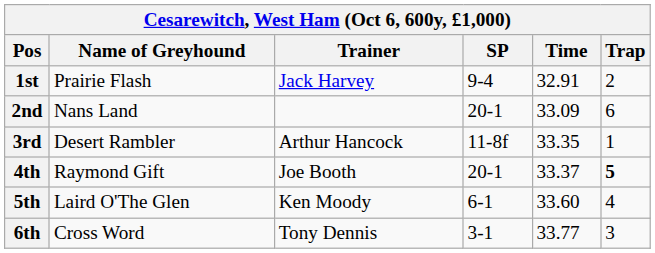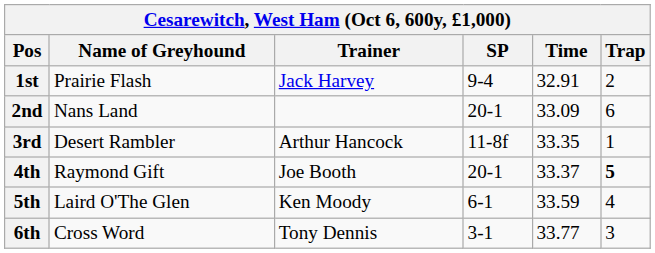(558, 202) 33.60 -> (558, 202) 33.59
